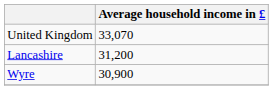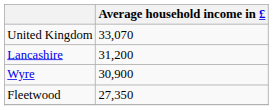+ row: (34, 94)
